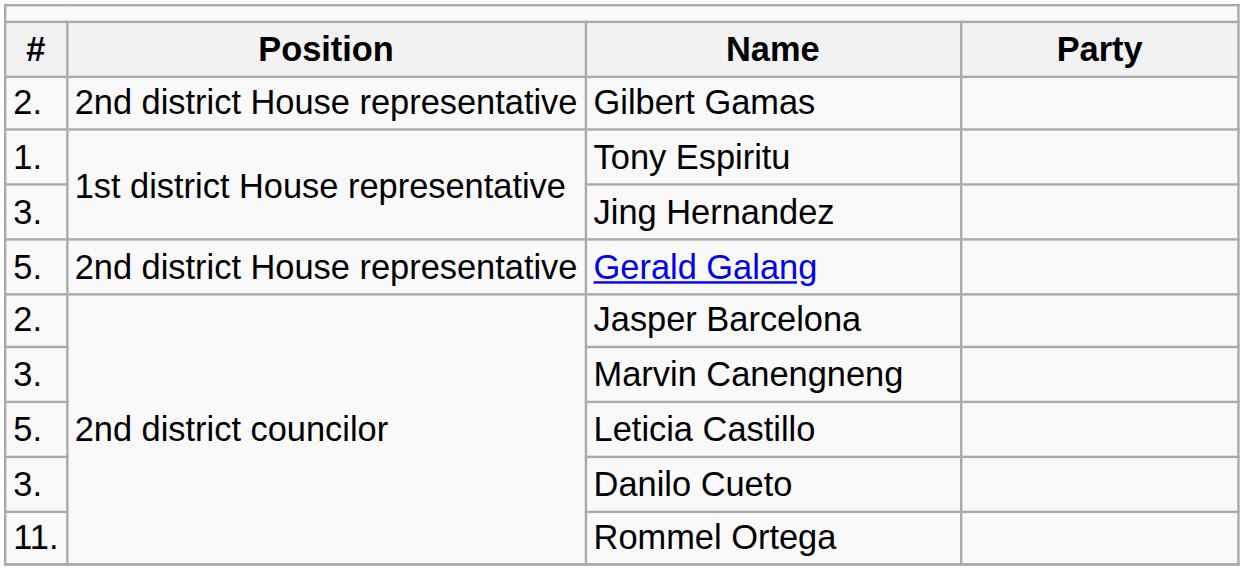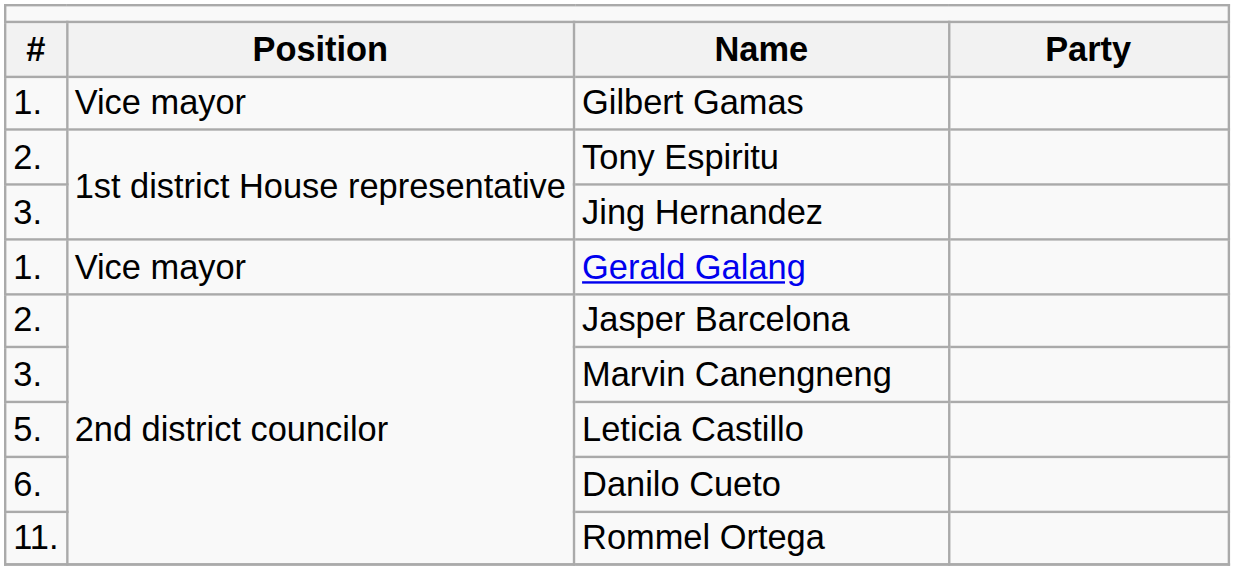(28, 103) 2. -> (28, 103) 1.
(326, 103) 2nd district House representative -> (160, 103) Vice mayor
(28, 158) 1. -> (28, 158) 2.
(28, 266) 5. -> (28, 266) 1.
(326, 266) 2nd district House representative -> (160, 266) Vice mayor
(28, 484) 3. -> (28, 484) 6.
